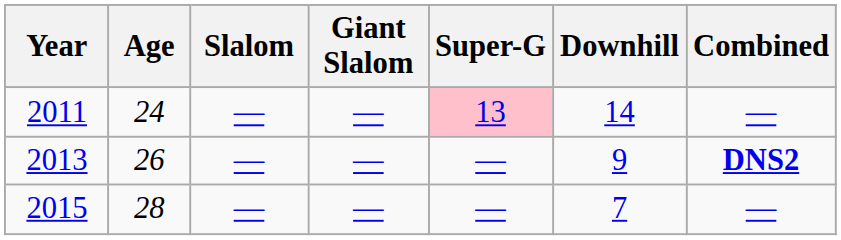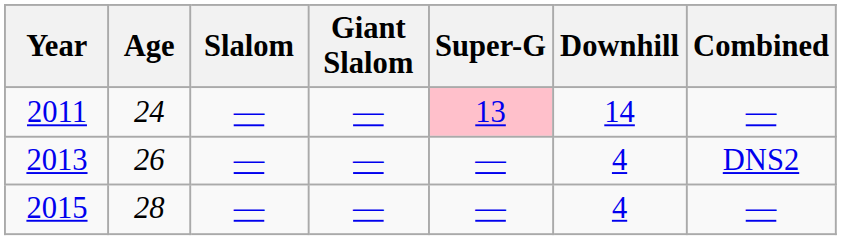(620, 160) 9 -> (620, 160) 4
(761, 160) bold -> (761, 160) normal
(620, 208) 7 -> (620, 208) 4
